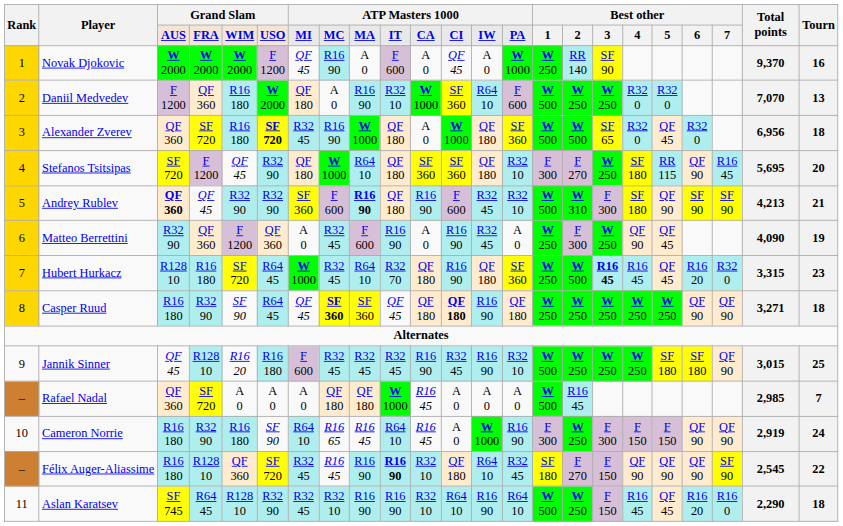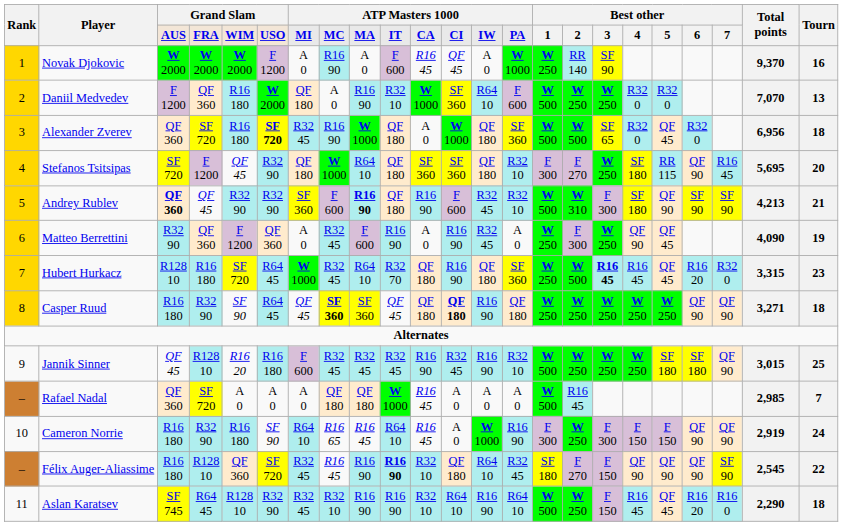(304, 63) QF 45 -> (304, 63) A 0
(426, 63) A 0 -> (426, 63) R16 45
